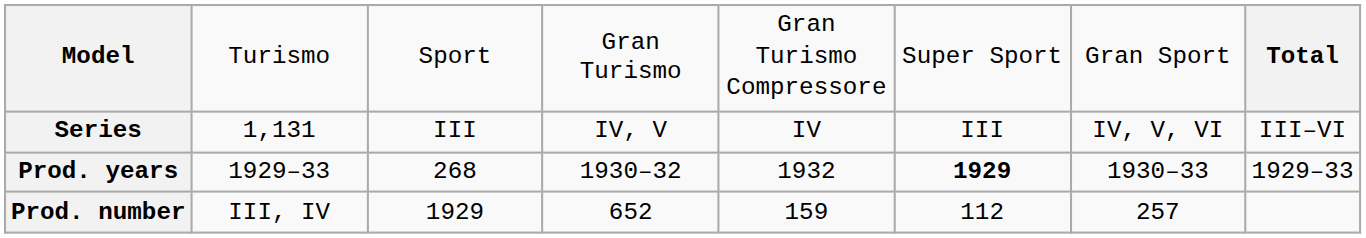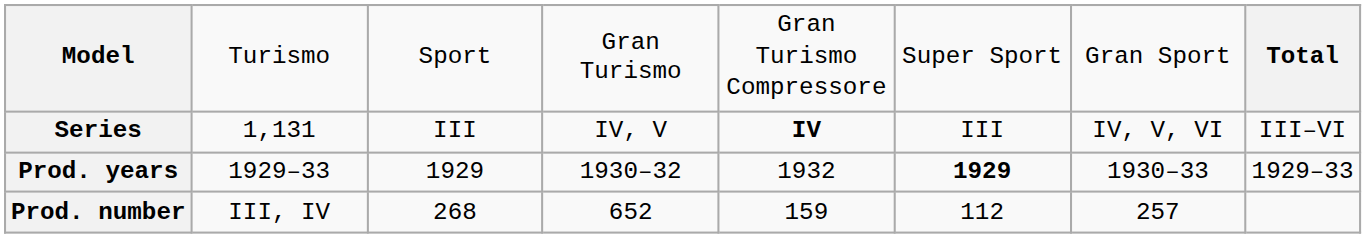(806, 131) normal -> (806, 131) bold
(455, 172) 268 -> (455, 172) 1929
(455, 212) 1929 -> (455, 212) 268
